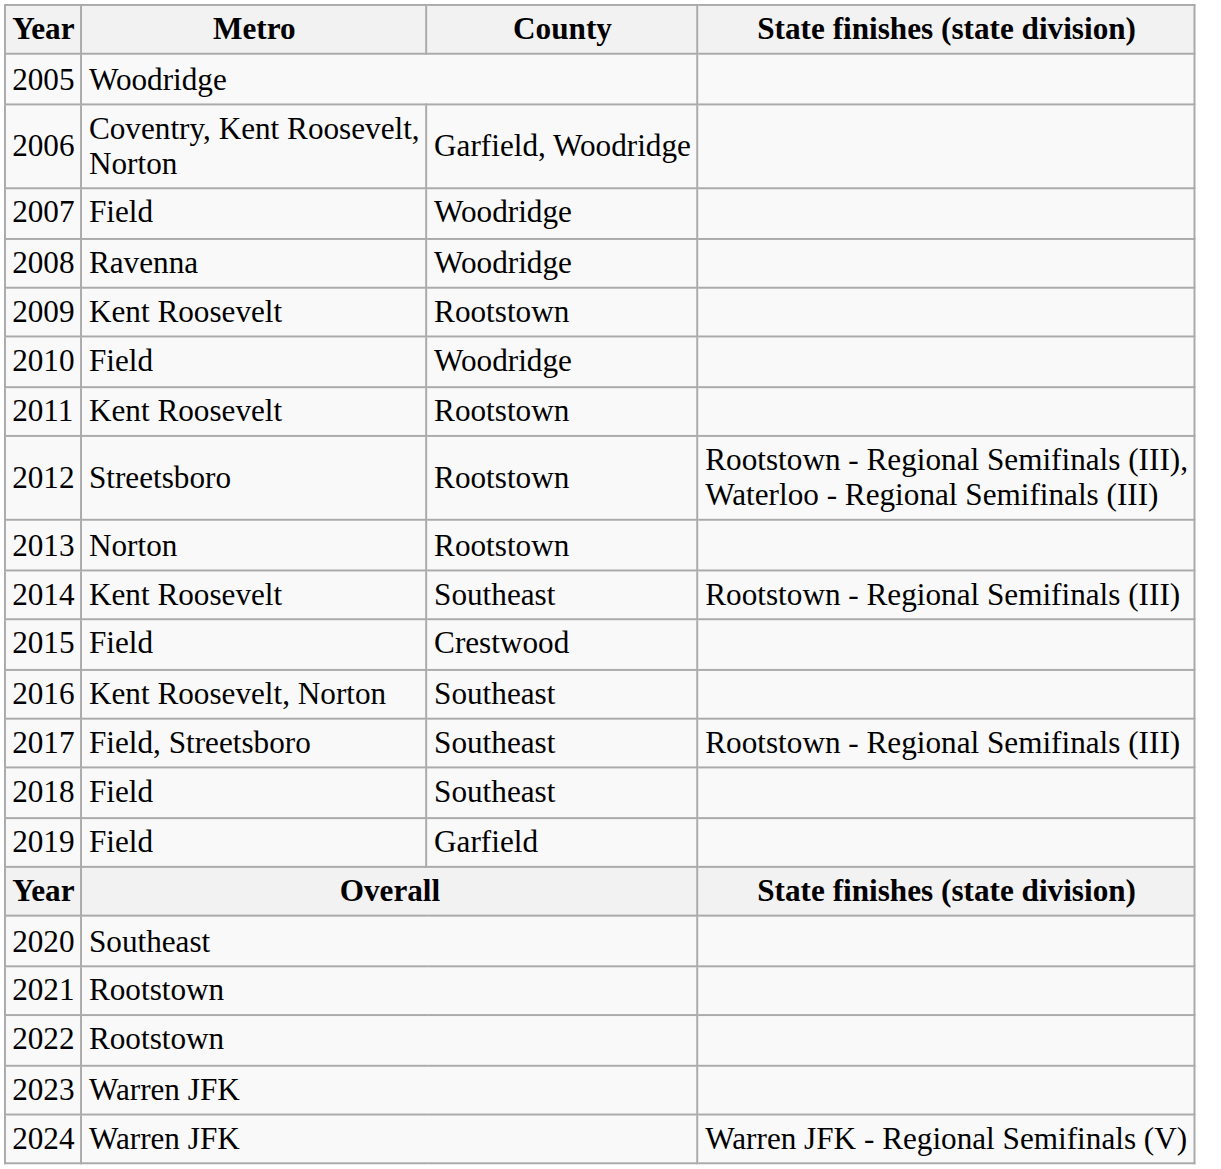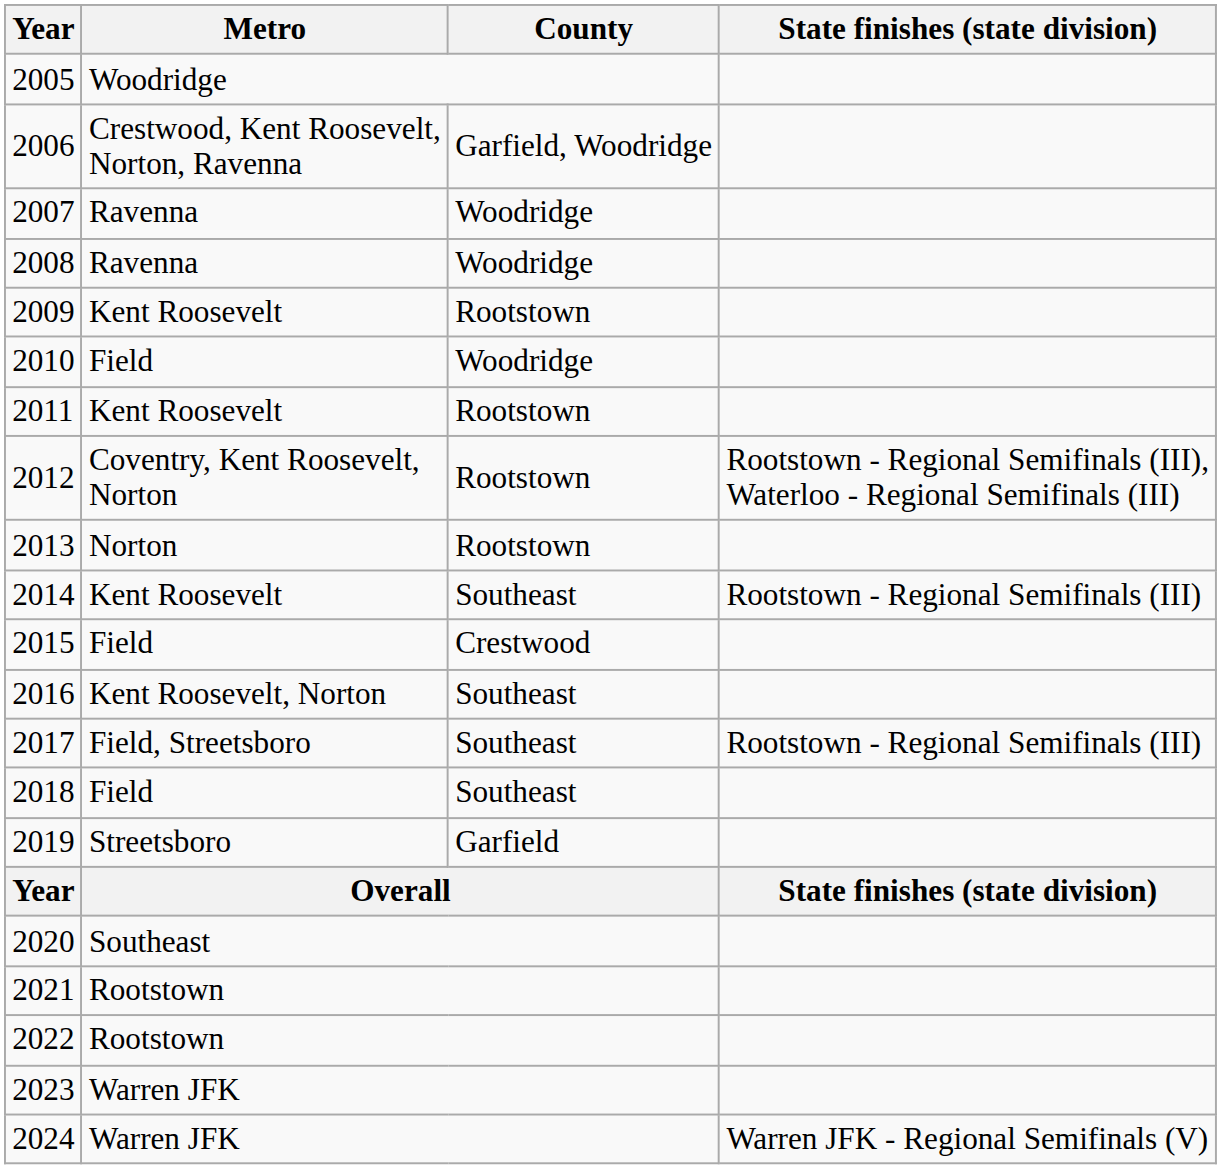(254, 145) Coventry, Kent Roosevelt, Norton -> (265, 145) Crestwood, Kent Roosevelt, Norton, Ravenna
(121, 212) Field -> (144, 212) Ravenna
(160, 477) Streetsboro -> (254, 477) Coventry, Kent Roosevelt, Norton
(121, 841) Field -> (160, 841) Streetsboro
